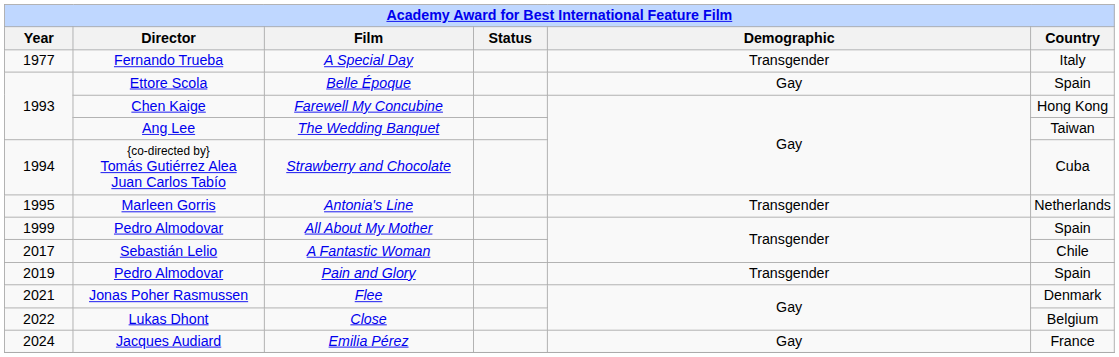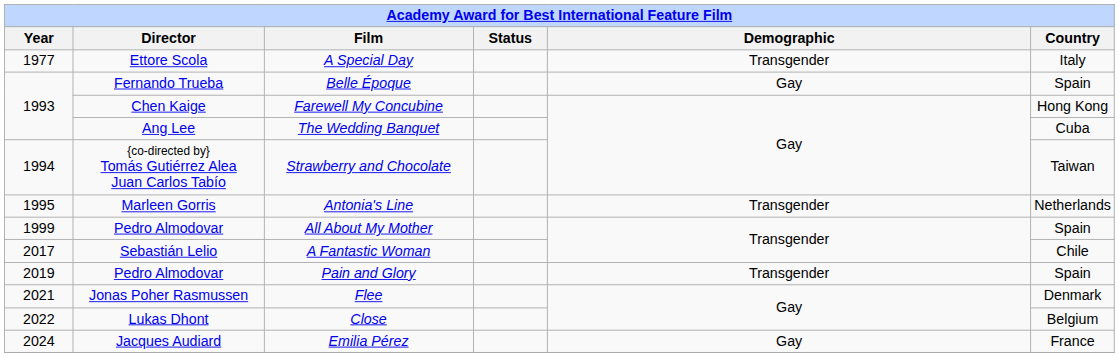(169, 60) Fernando Trueba -> (169, 60) Ettore Scola
(169, 83) Ettore Scola -> (169, 83) Fernando Trueba
(1073, 128) Taiwan -> (1073, 128) Cuba
(1073, 167) Cuba -> (1073, 167) Taiwan
